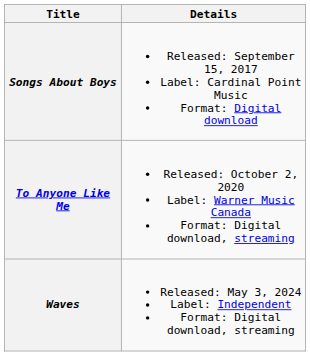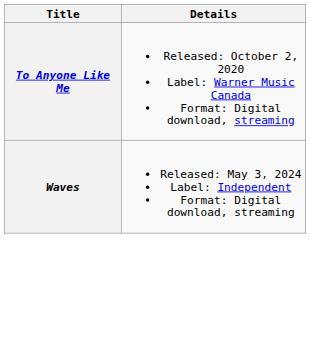- row: (63, 82)
